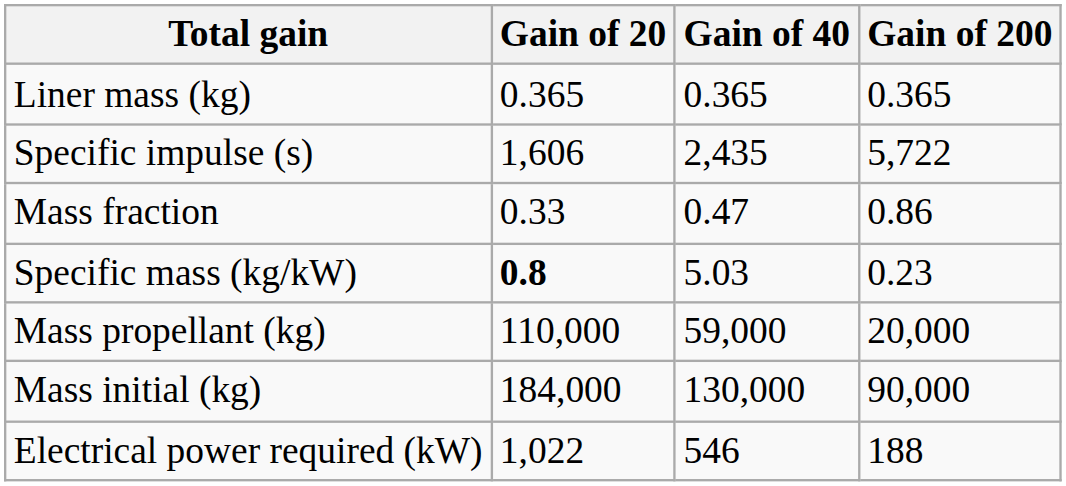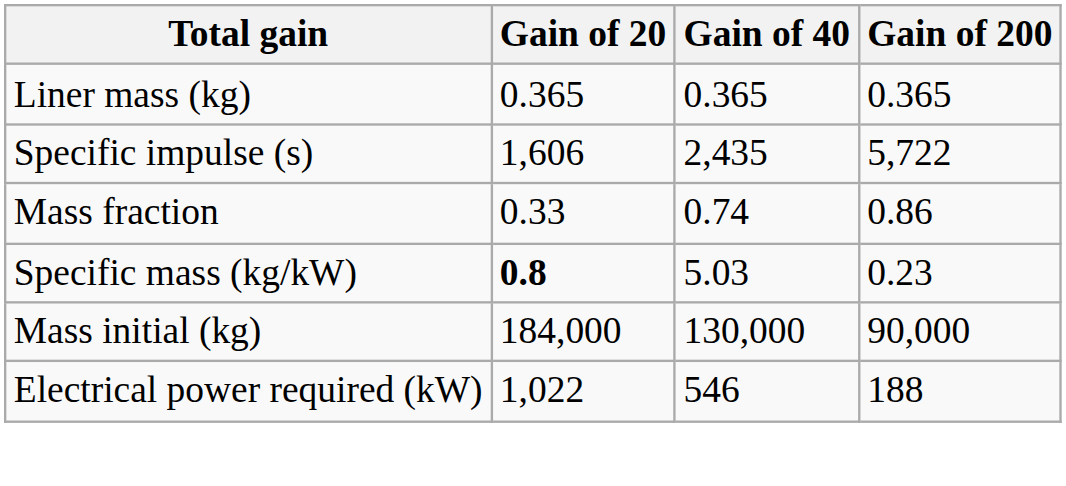(716, 212) 0.47 -> (716, 212) 0.74
- row: (170, 331)
